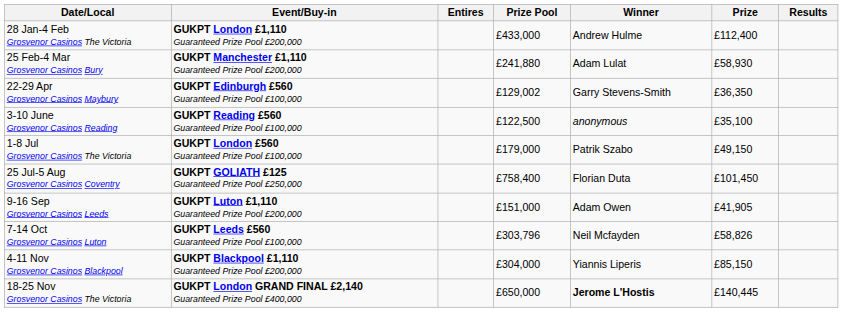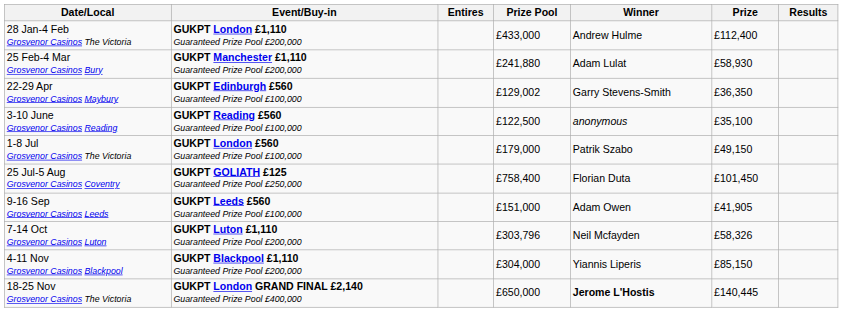(238, 207) GUKPT Luton £1,110 Guaranteed Prize Pool £200,000 -> (238, 207) GUKPT Leeds £560 Guaranteed Prize Pool £100,000
(238, 235) GUKPT Leeds £560 Guaranteed Prize Pool £100,000 -> (238, 235) GUKPT Luton £1,110 Guaranteed Prize Pool £200,000
(733, 235) £58,826 -> (733, 235) £58,326
